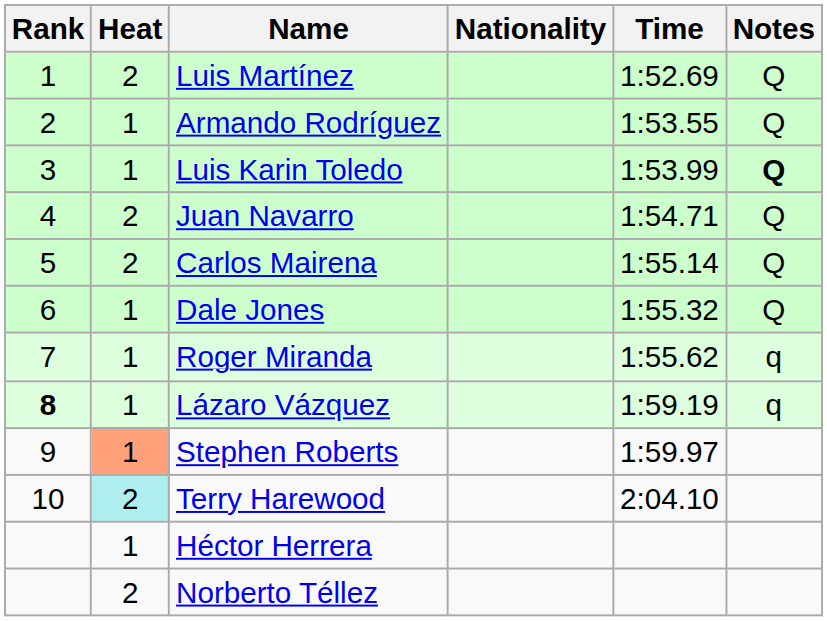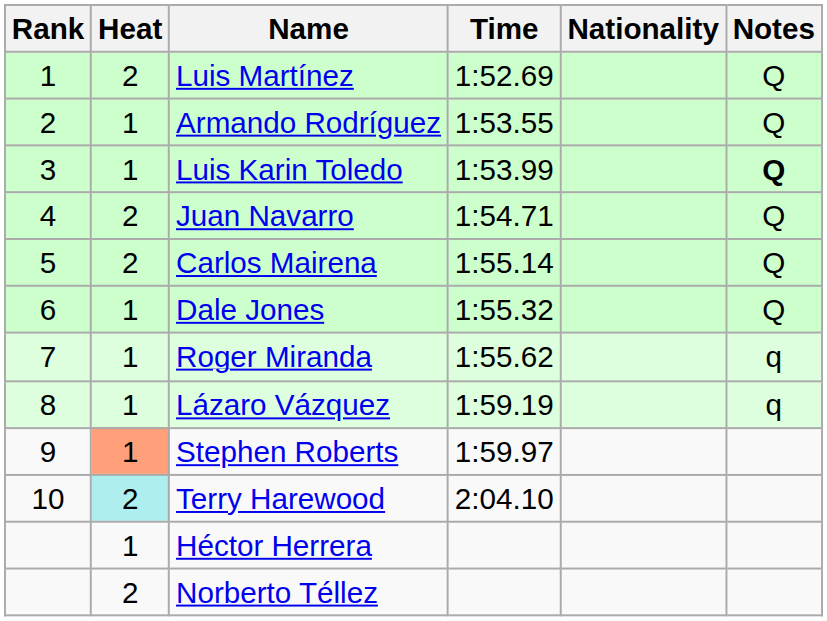columns swapped: (531, 29) <-> (669, 29)
(48, 404) bold -> (48, 404) normal
